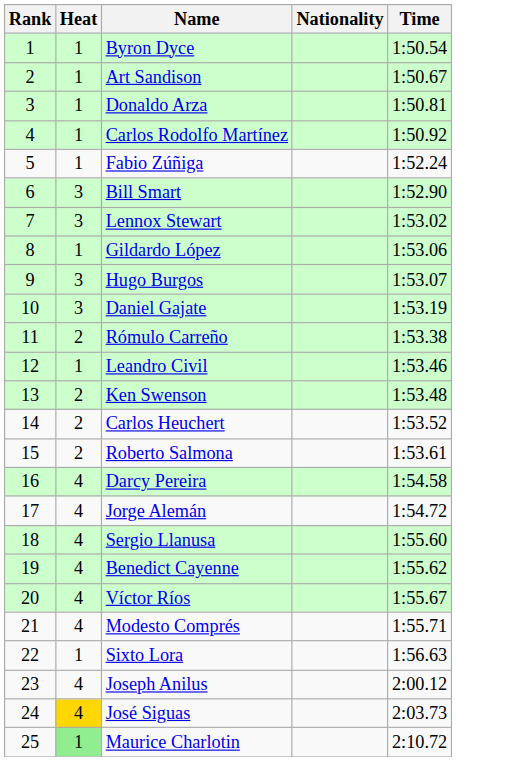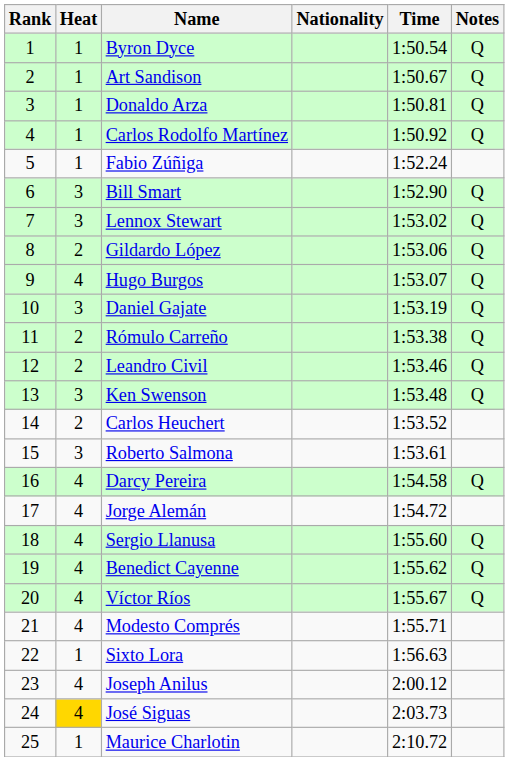+ column: (477, 18)
(79, 250) 1 -> (79, 250) 2
(79, 279) 3 -> (79, 279) 4
(79, 366) 1 -> (79, 366) 2
(79, 395) 2 -> (79, 395) 3
(79, 452) 2 -> (79, 452) 3
(79, 742) lightgreen background -> (79, 742) no background
